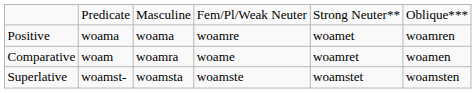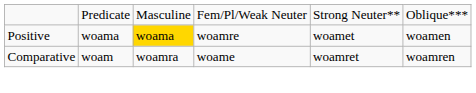(155, 35) no background -> (155, 35) gold background
(430, 35) woamren -> (428, 35) woamen
(428, 56) woamen -> (430, 56) woamren
- row: (37, 77)
